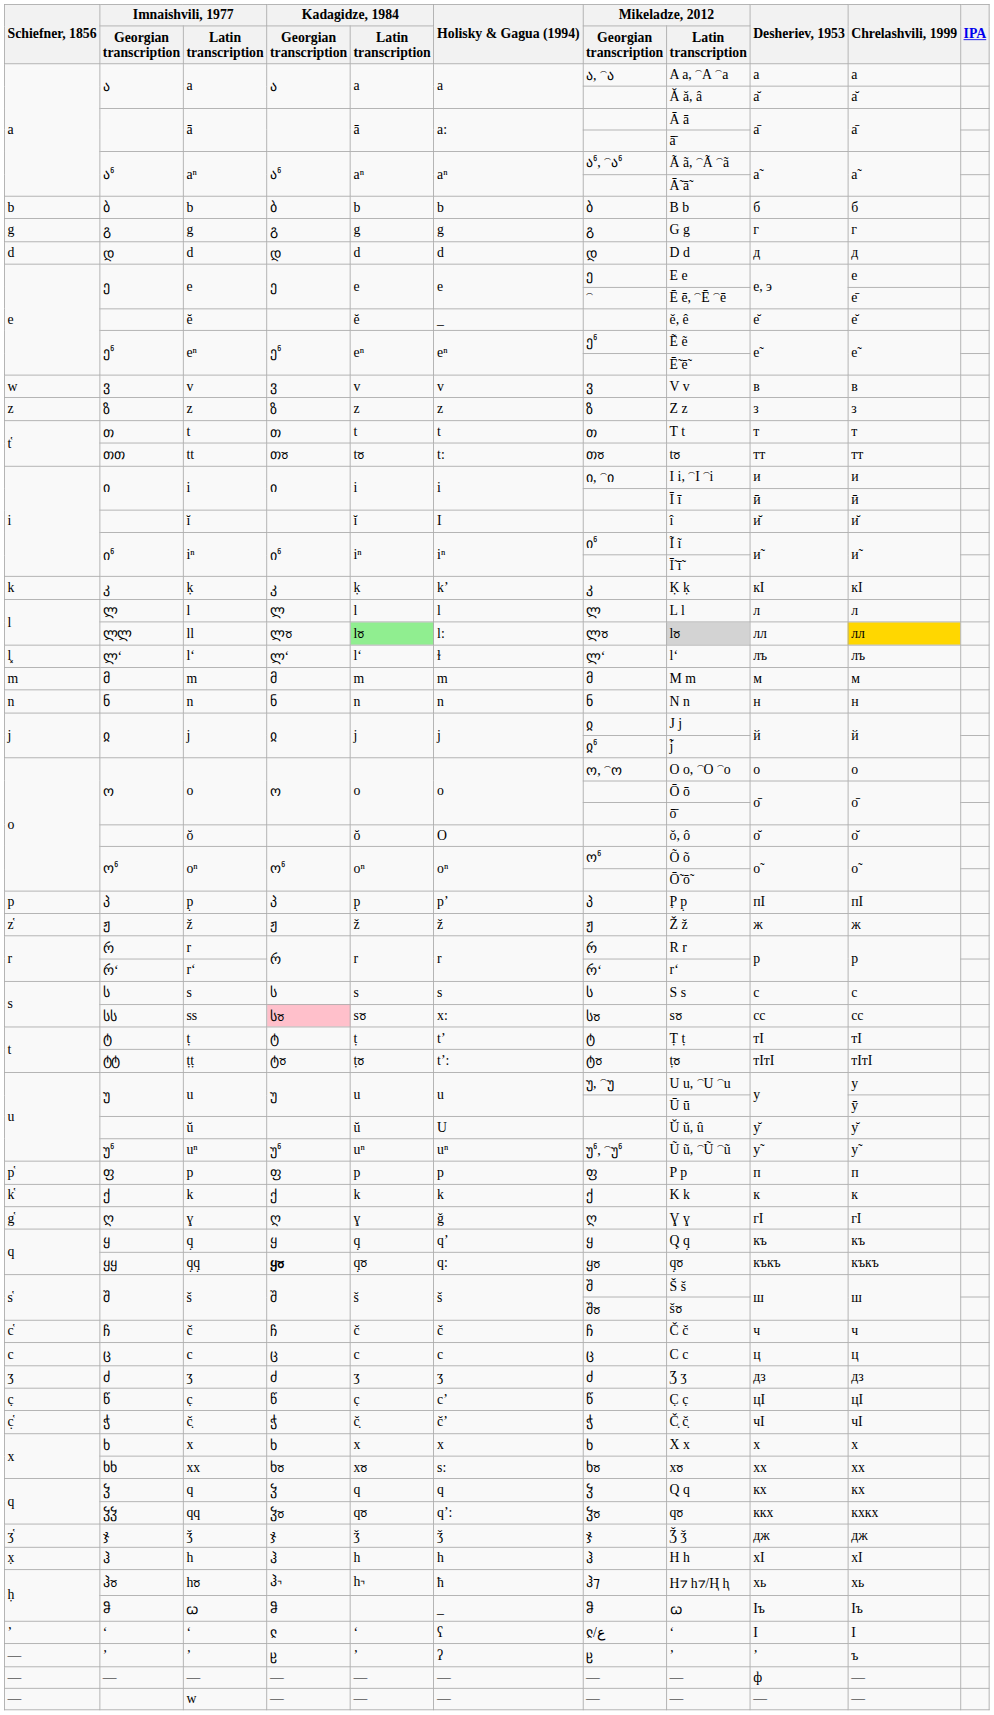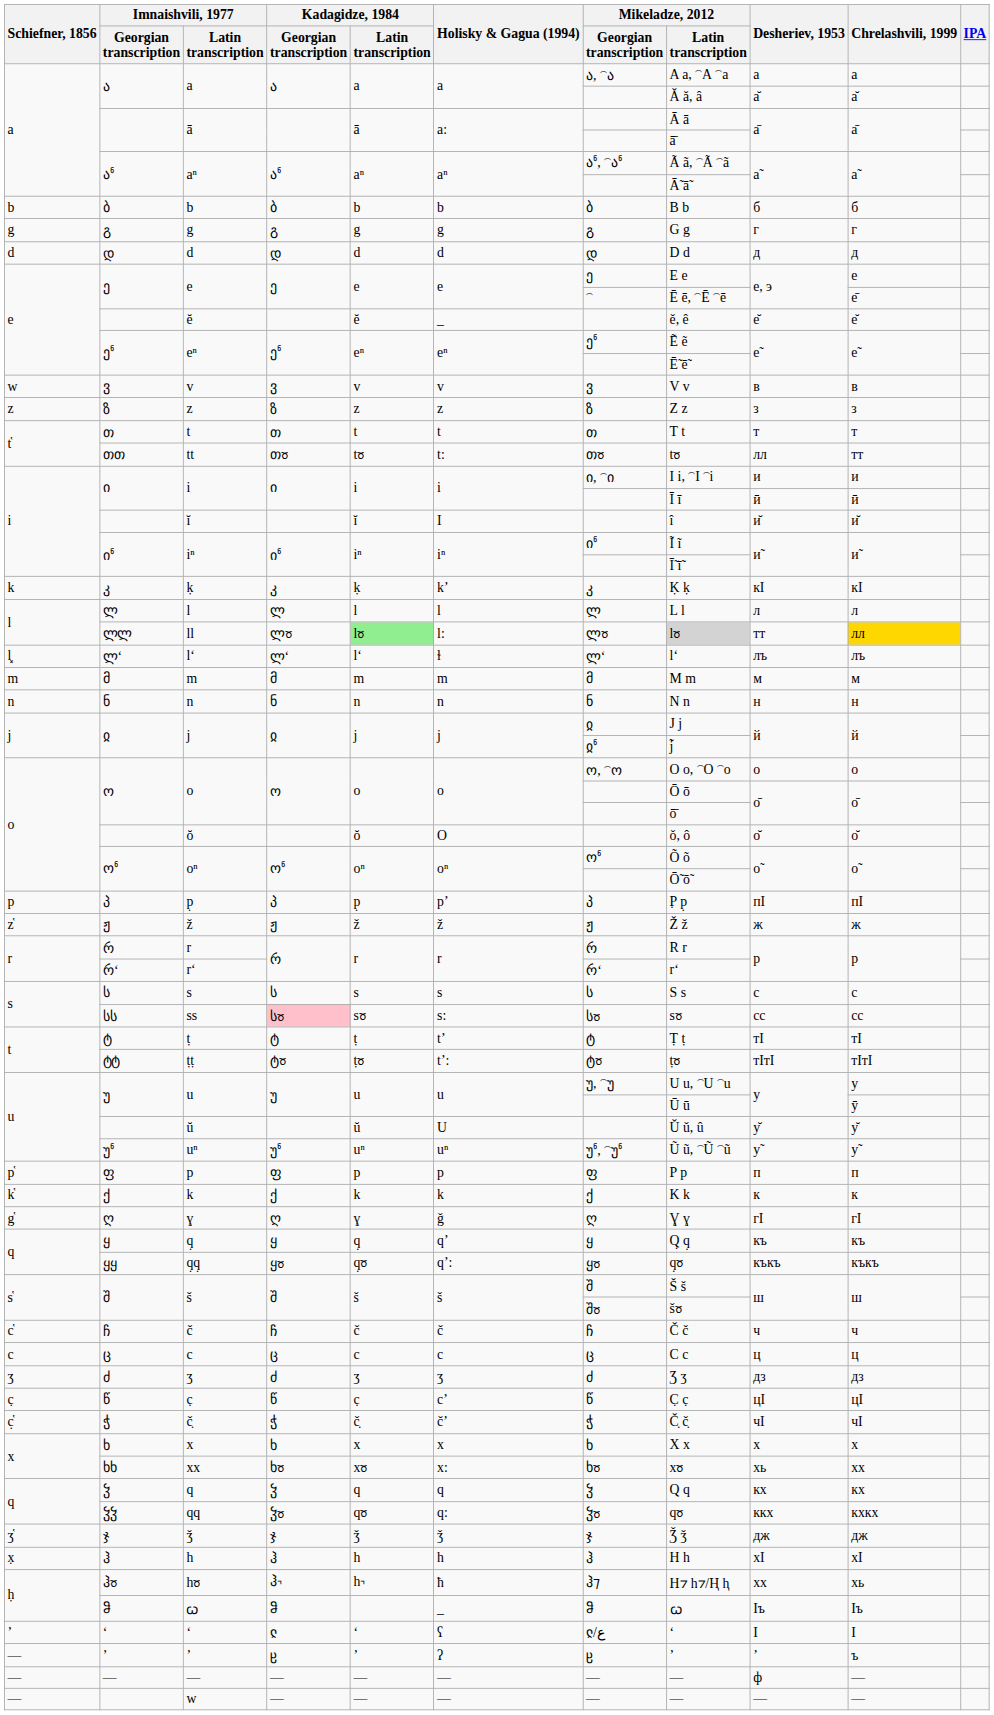(759, 454) тт -> (760, 454) лл
(760, 633) лл -> (759, 633) тт
(442, 1015) x: -> (442, 1015) s:
(277, 1263) bold -> (277, 1263) normal
(442, 1263) q: -> (445, 1263) qʼ:
(442, 1467) s: -> (442, 1467) x:
(760, 1467) хх -> (760, 1467) хь
(445, 1512) qʼ: -> (442, 1512) q:
(760, 1582) хь -> (760, 1582) хх
